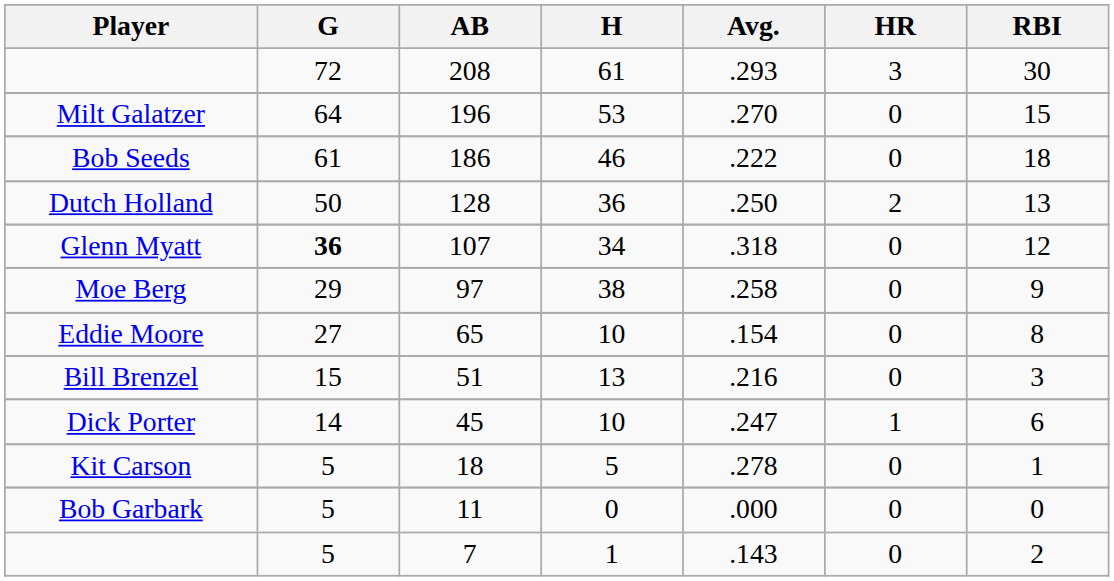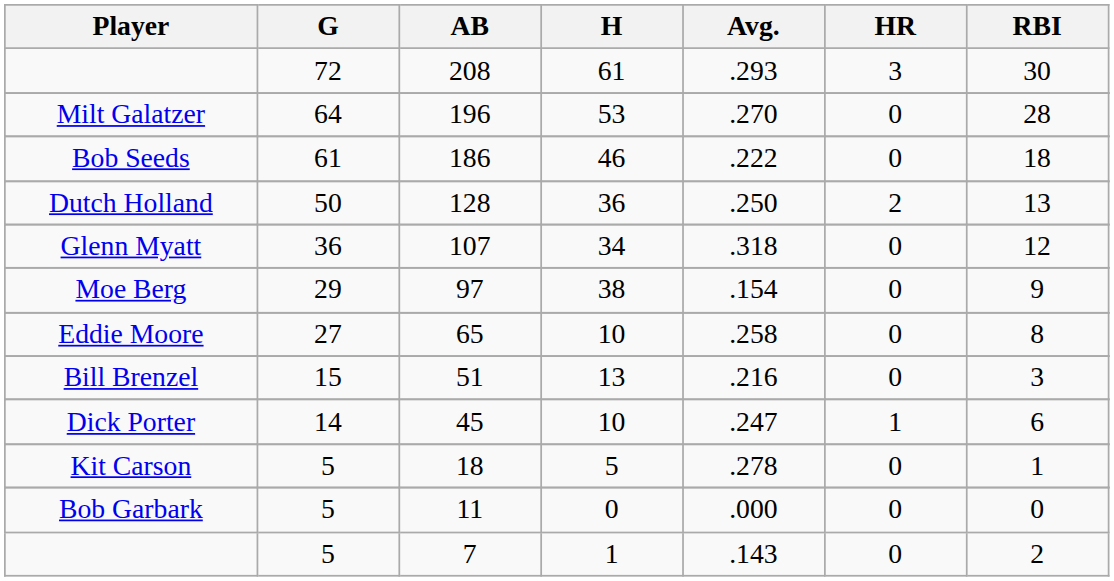(1037, 114) 15 -> (1037, 114) 28
(328, 245) bold -> (328, 245) normal
(753, 289) .258 -> (753, 289) .154
(753, 333) .154 -> (753, 333) .258
